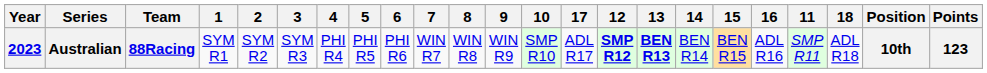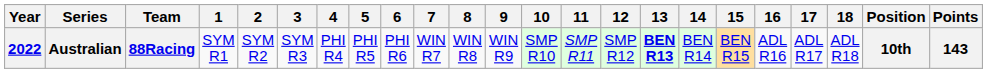columns swapped: (807, 16) <-> (579, 16)
(25, 48) 2023 -> (25, 48) 2022
(617, 48) bold -> (620, 48) normal
(956, 48) 123 -> (956, 48) 143
